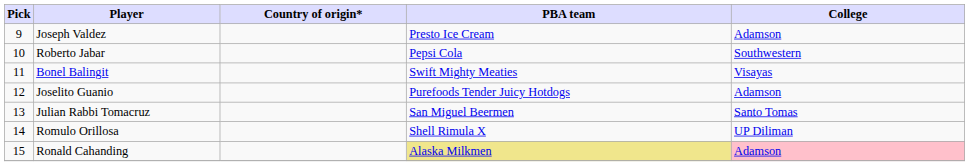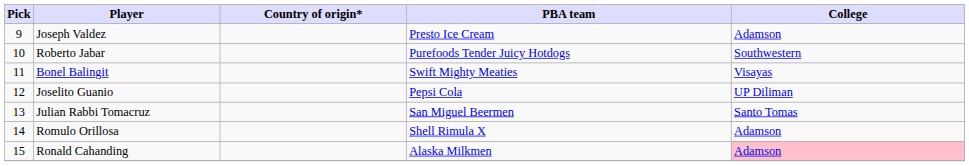(436, 53) Pepsi Cola -> (490, 53) Purefoods Tender Juicy Hotdogs
(490, 92) Purefoods Tender Juicy Hotdogs -> (436, 92) Pepsi Cola
(758, 92) Adamson -> (763, 92) UP Diliman
(763, 131) UP Diliman -> (758, 131) Adamson
(450, 151) khaki background -> (450, 151) no background
